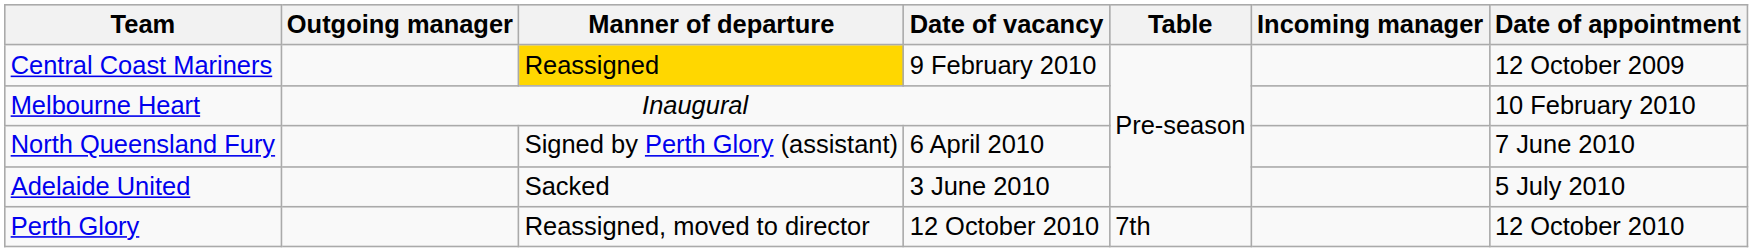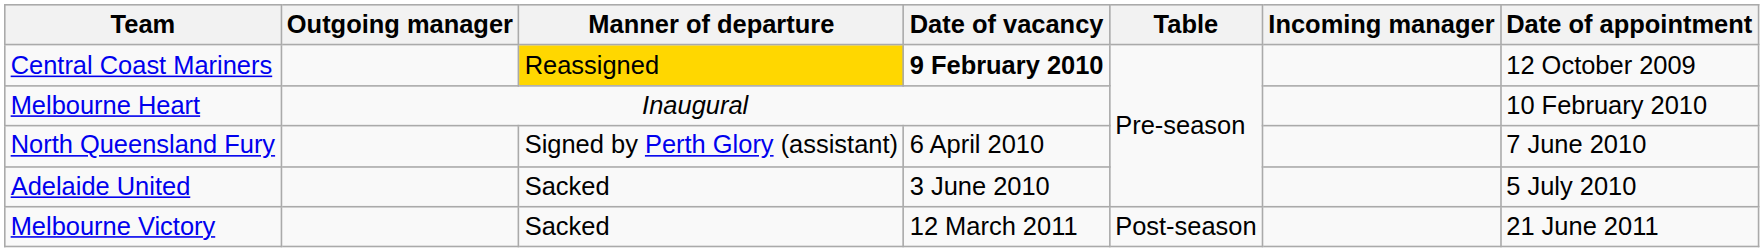(1003, 65) normal -> (1007, 65) bold
- row: (75, 226)
+ row: (113, 226)
